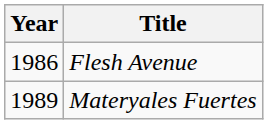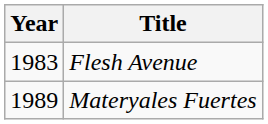(34, 61) 1986 -> (34, 61) 1983
